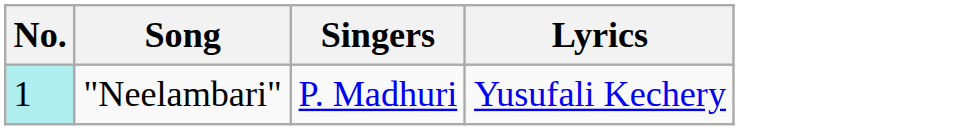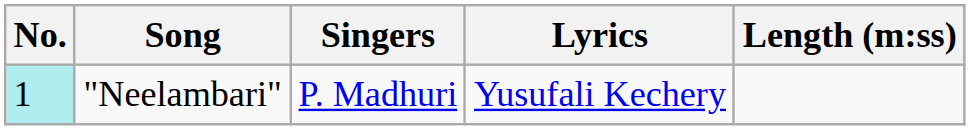+ column: (850, 34)
